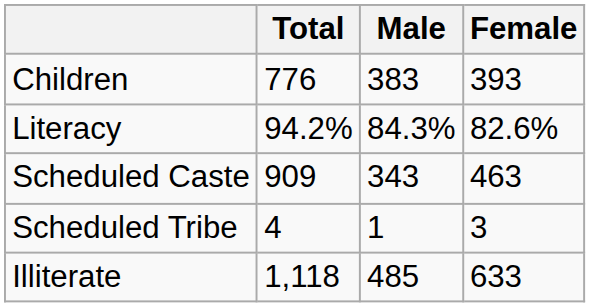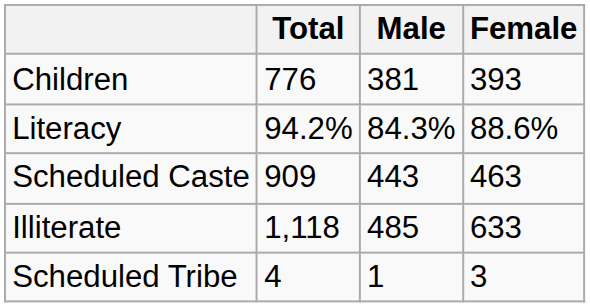(393, 78) 383 -> (393, 78) 381
(514, 128) 82.6% -> (514, 128) 88.6%
(393, 177) 343 -> (393, 177) 443
rows swapped: (125, 227) <-> (67, 276)
